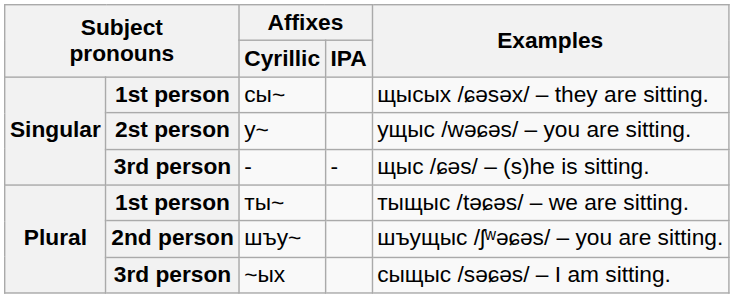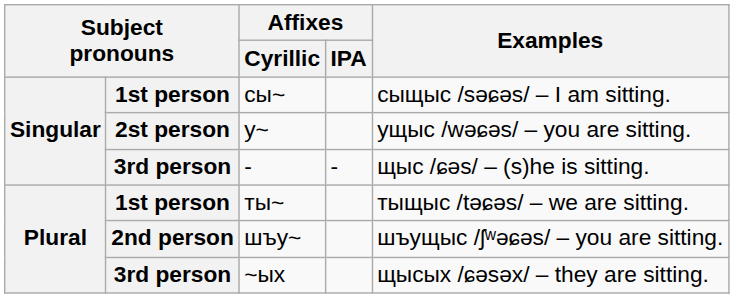(543, 94) щысых /ɕəsəx/ – they are sitting. -> (524, 94) сыщыс /səɕəs/ – I am sitting.
(524, 274) сыщыс /səɕəs/ – I am sitting. -> (543, 274) щысых /ɕəsəx/ – they are sitting.
